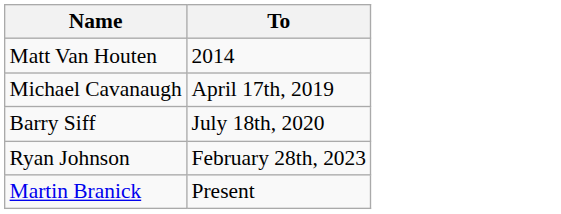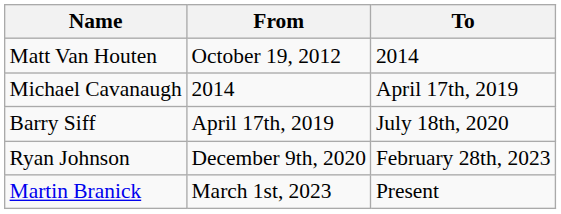+ column: (279, 21)
